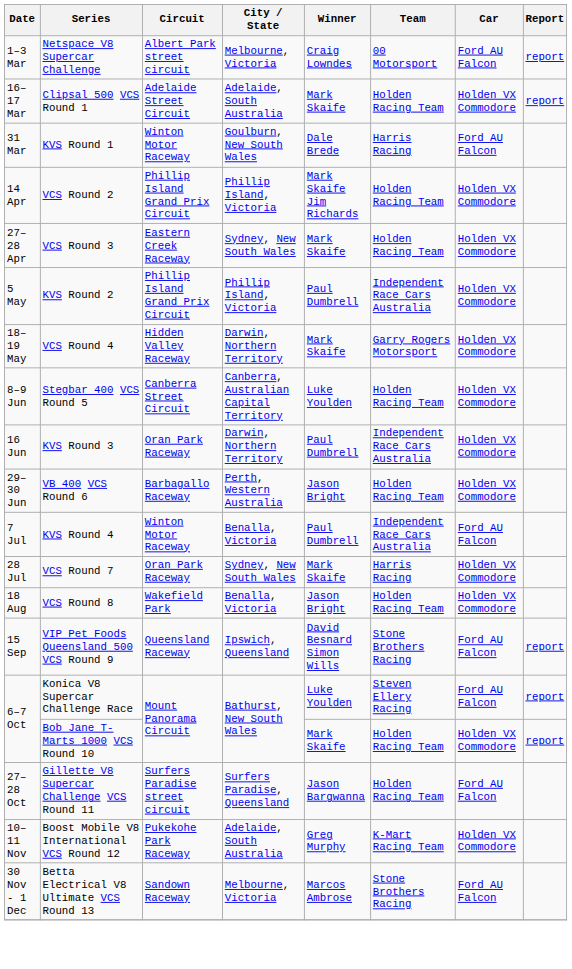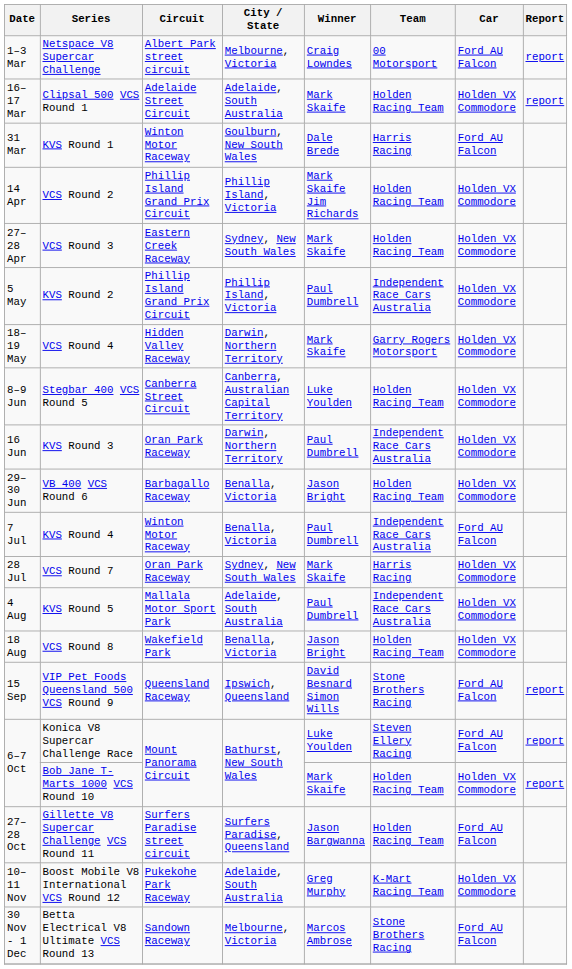(254, 490) Perth, Western Australia -> (251, 490) Benalla, Victoria
+ row: (78, 609)
